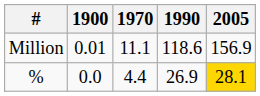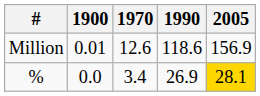(135, 47) 11.1 -> (135, 47) 12.6
(135, 76) 4.4 -> (135, 76) 3.4
